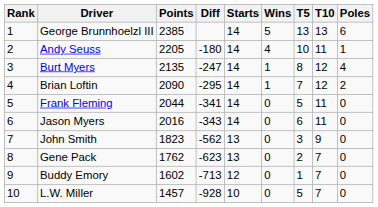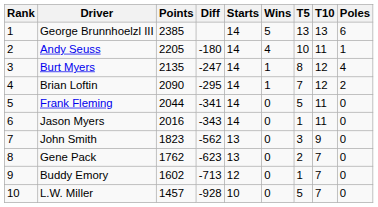(300, 121) 6 -> (300, 121) 1
